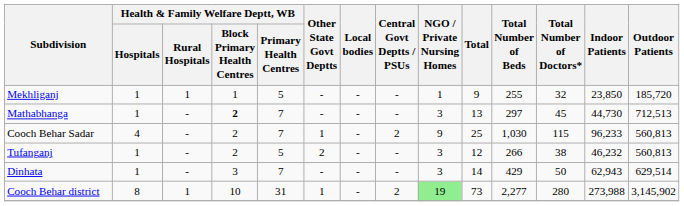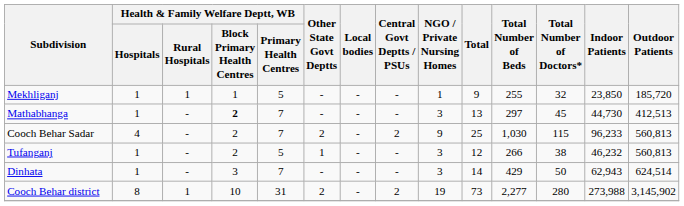(654, 113) 712,513 -> (654, 113) 412,513
(322, 133) 1 -> (322, 133) 2
(322, 152) 2 -> (322, 152) 1
(654, 171) 629,514 -> (654, 171) 624,514
(322, 191) 1 -> (322, 191) 2
(440, 191) lightgreen background -> (440, 191) no background
